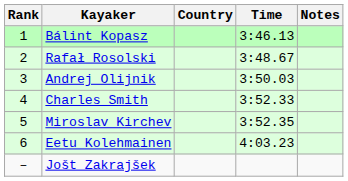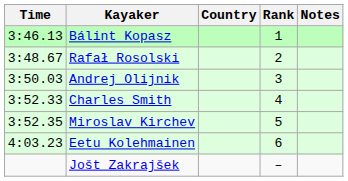columns swapped: (23, 15) <-> (267, 15)
